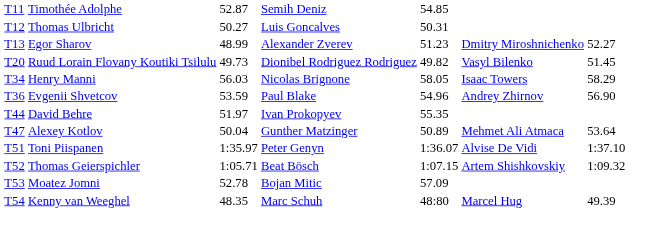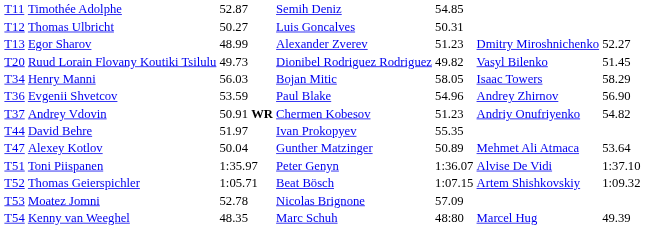(305, 79) Nicolas Brignone -> (306, 79) Bojan Mitic
+ row: (67, 113)
(291, 183) Bojan Mitic -> (320, 200) Nicolas Brignone
